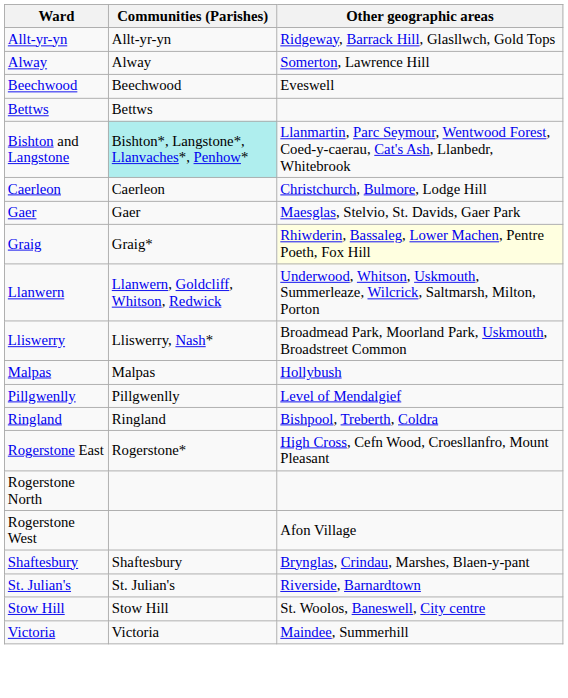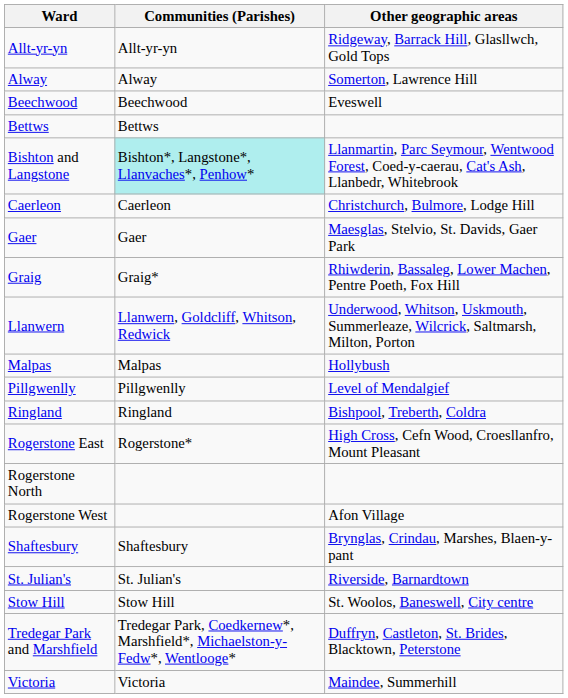(412, 244) lightyellow background -> (439, 277) no background
- row: (36, 340)
+ row: (53, 641)
